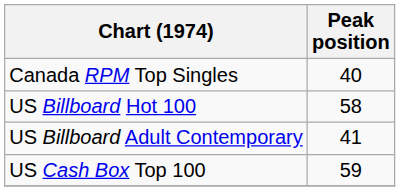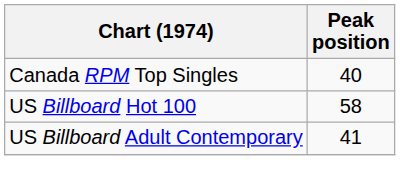- row: (107, 169)
